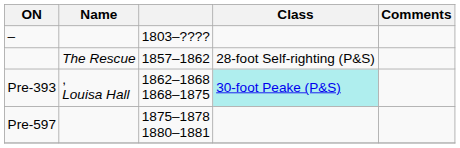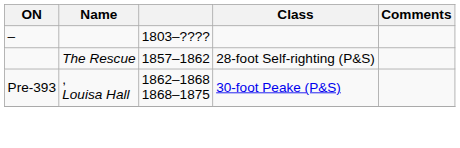(279, 87) paleturquoise background -> (279, 87) no background
- row: (32, 124)
